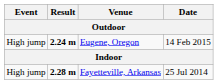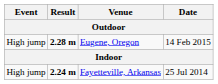(63, 42) 2.24 m -> (63, 42) 2.28 m
(63, 72) 2.28 m -> (63, 72) 2.24 m
